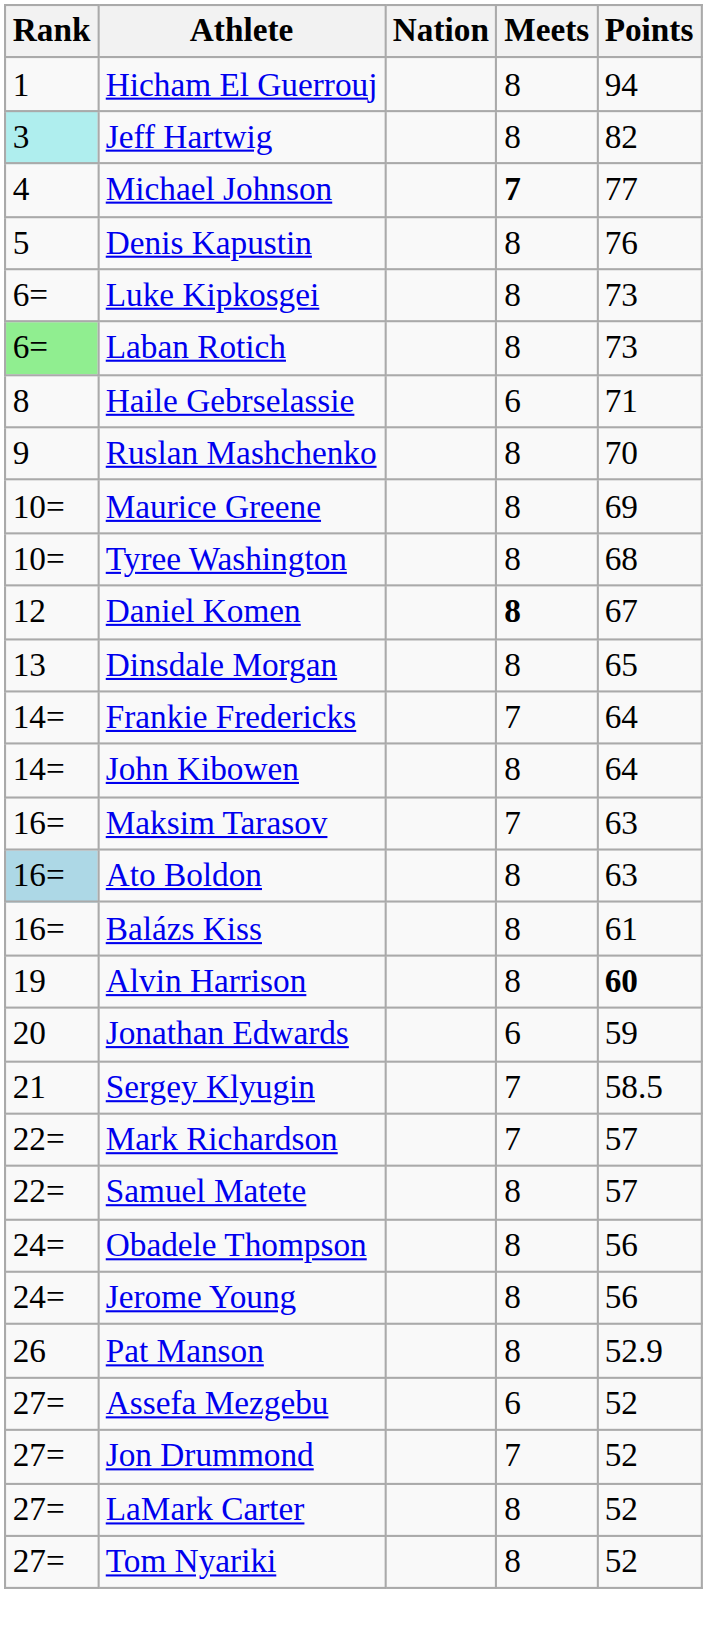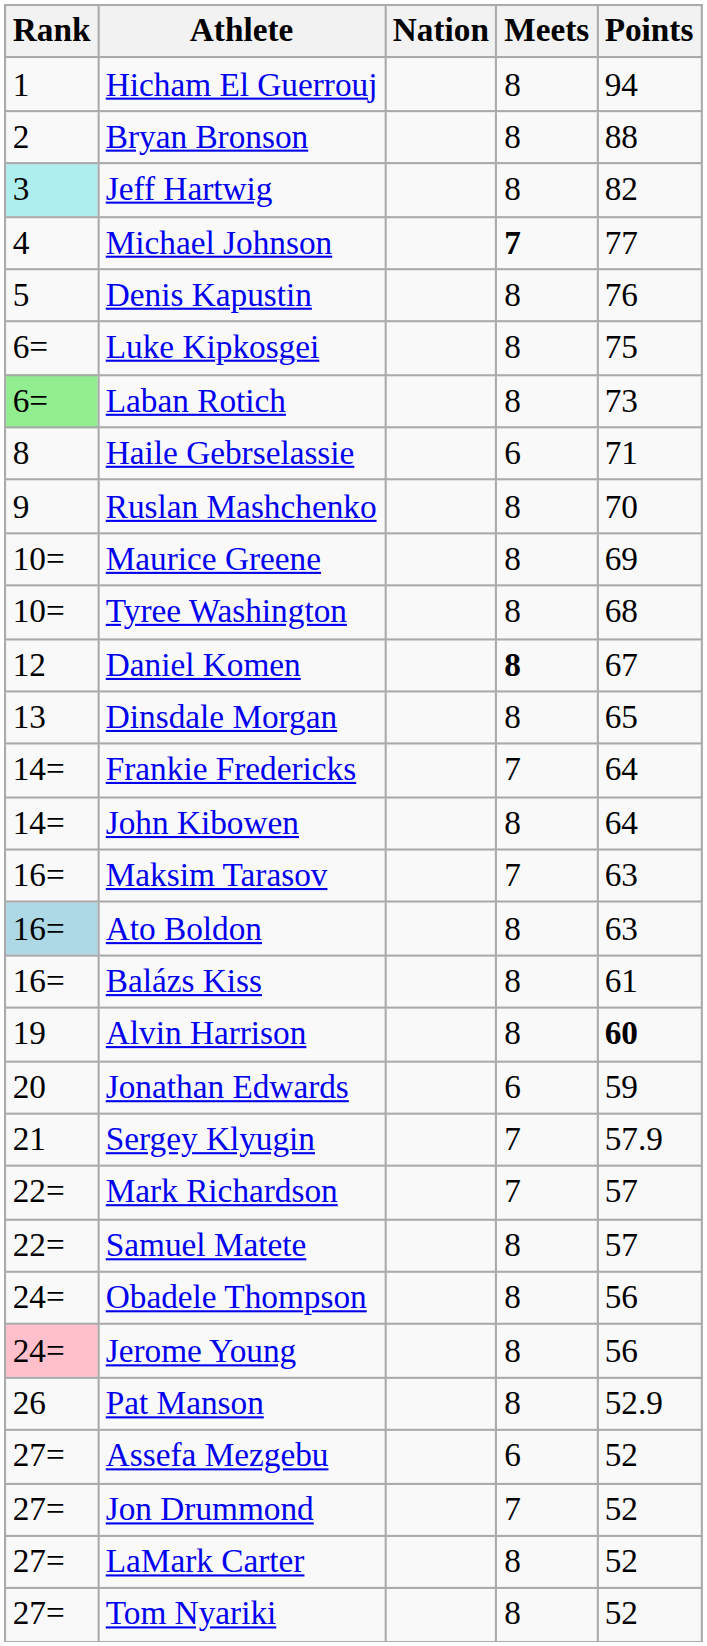+ row: (207, 136)
(621, 294) 73 -> (621, 347) 75
(634, 1086) 58.5 -> (634, 1139) 57.9
(39, 1297) no background -> (39, 1350) pink background
